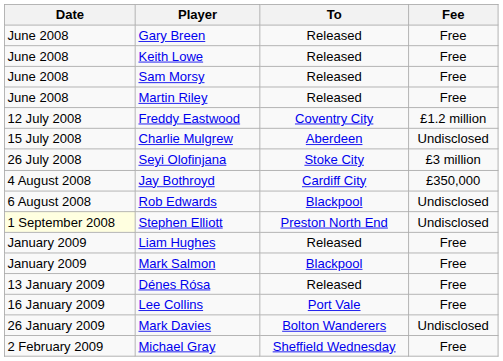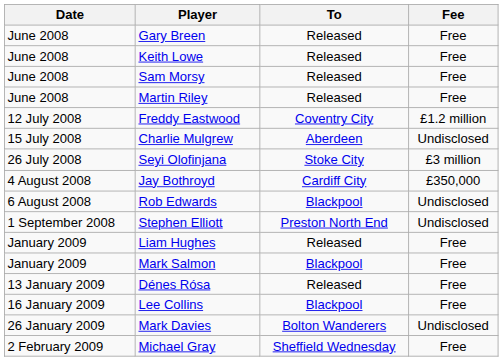(61, 222) lightyellow background -> (61, 222) no background
(334, 305) Port Vale -> (334, 305) Blackpool
